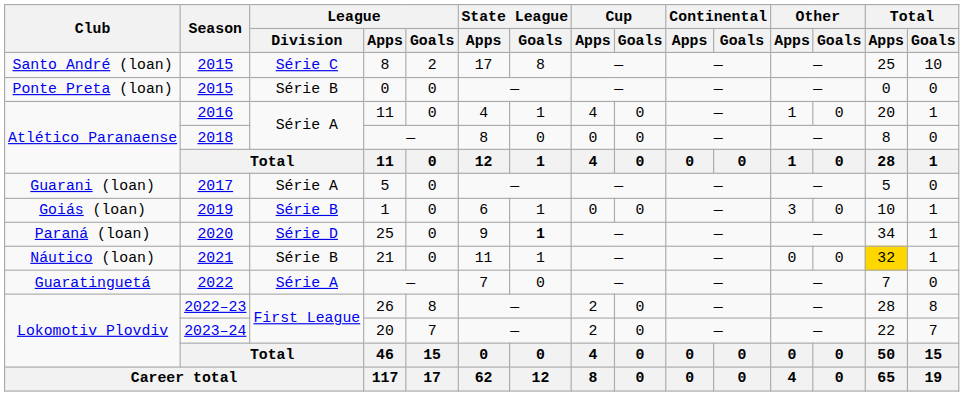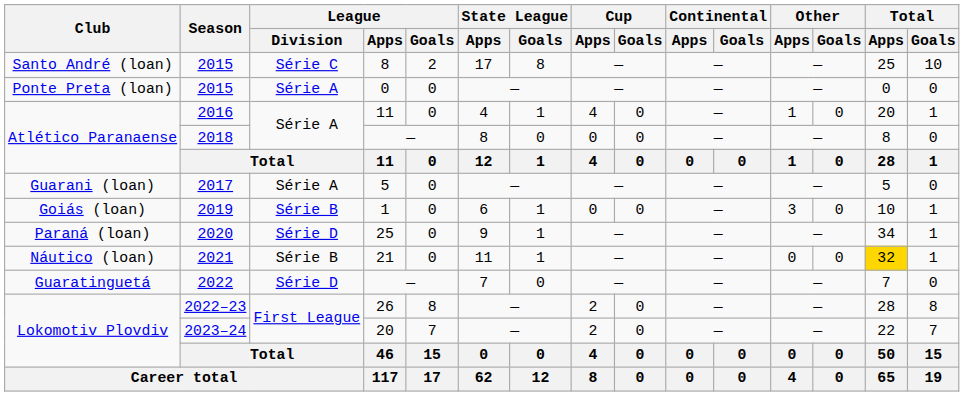(307, 89) Série B -> (307, 89) Série A
(541, 234) bold -> (541, 234) normal
(307, 282) Série A -> (307, 282) Série D
